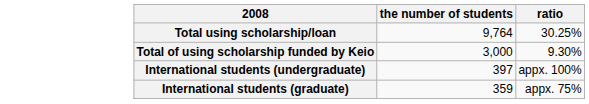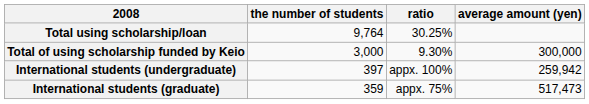+ column: (520, 14)
